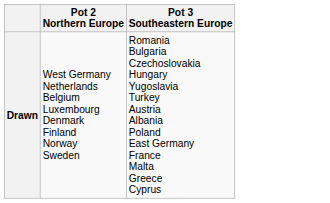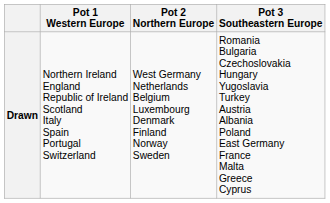+ column: (85, 18)
